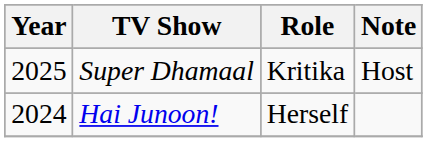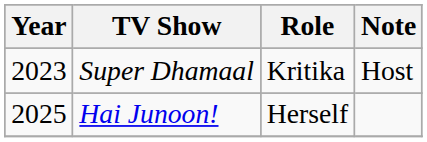(39, 70) 2025 -> (39, 70) 2023
(39, 114) 2024 -> (39, 114) 2025
